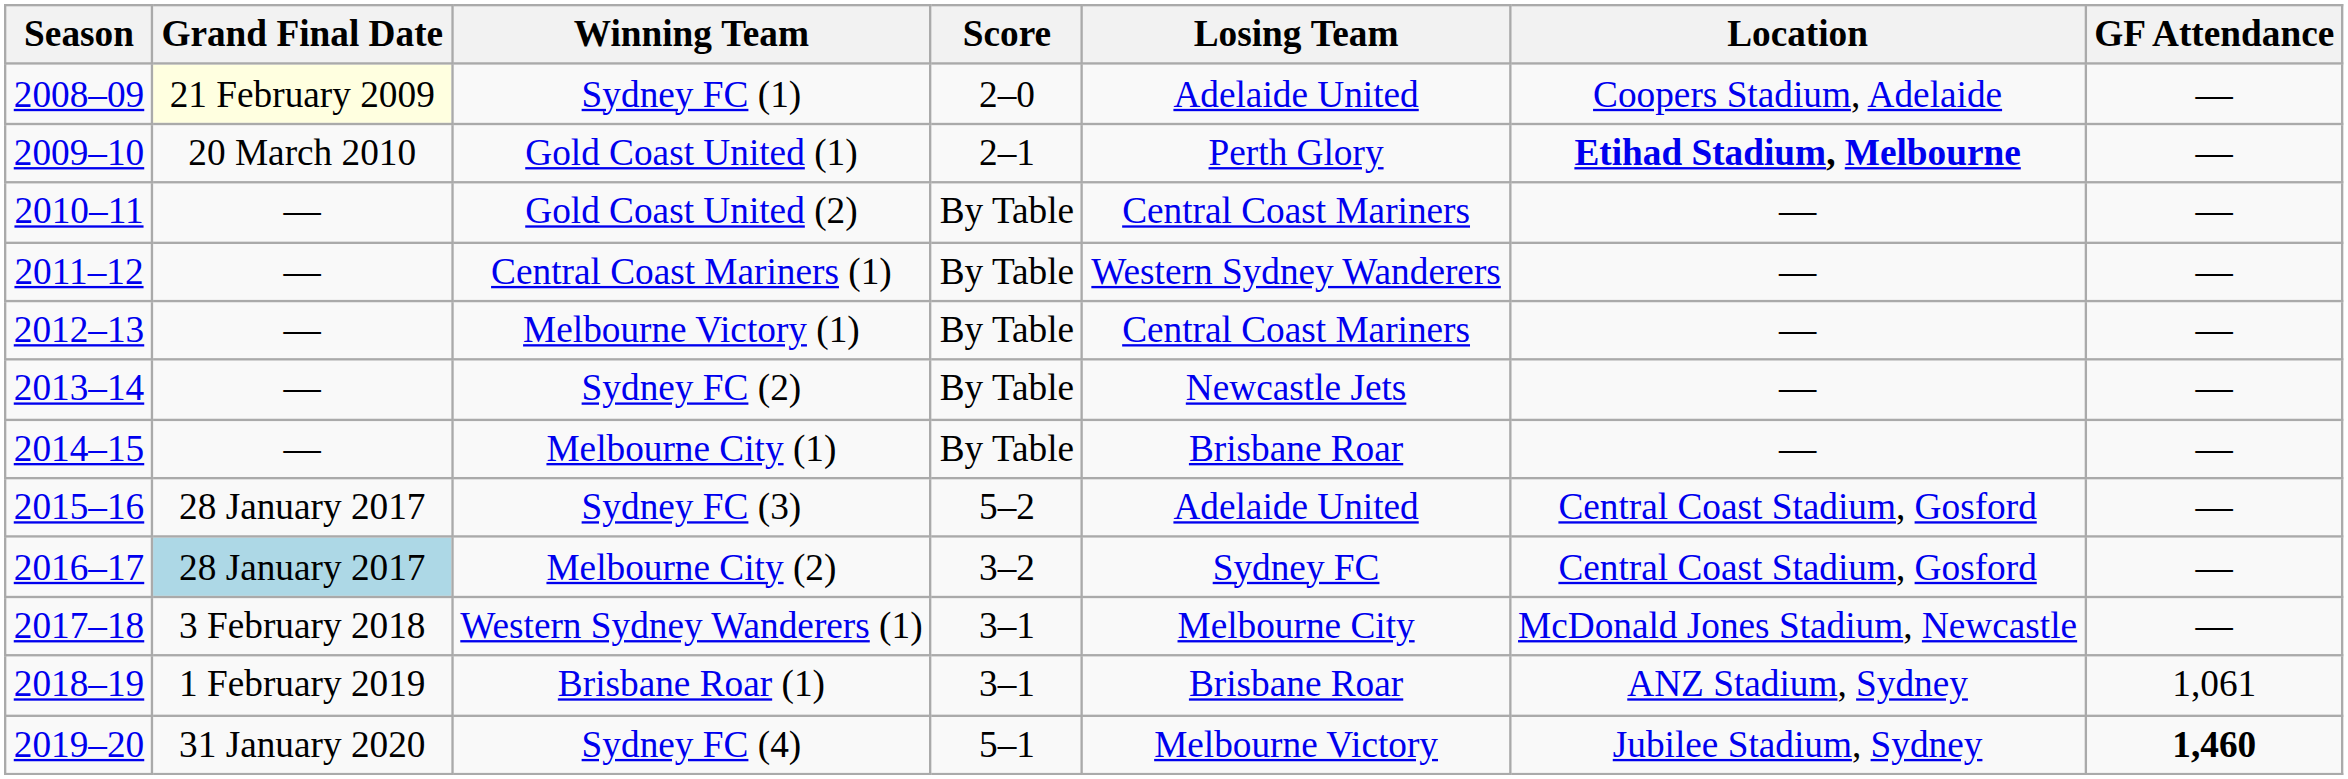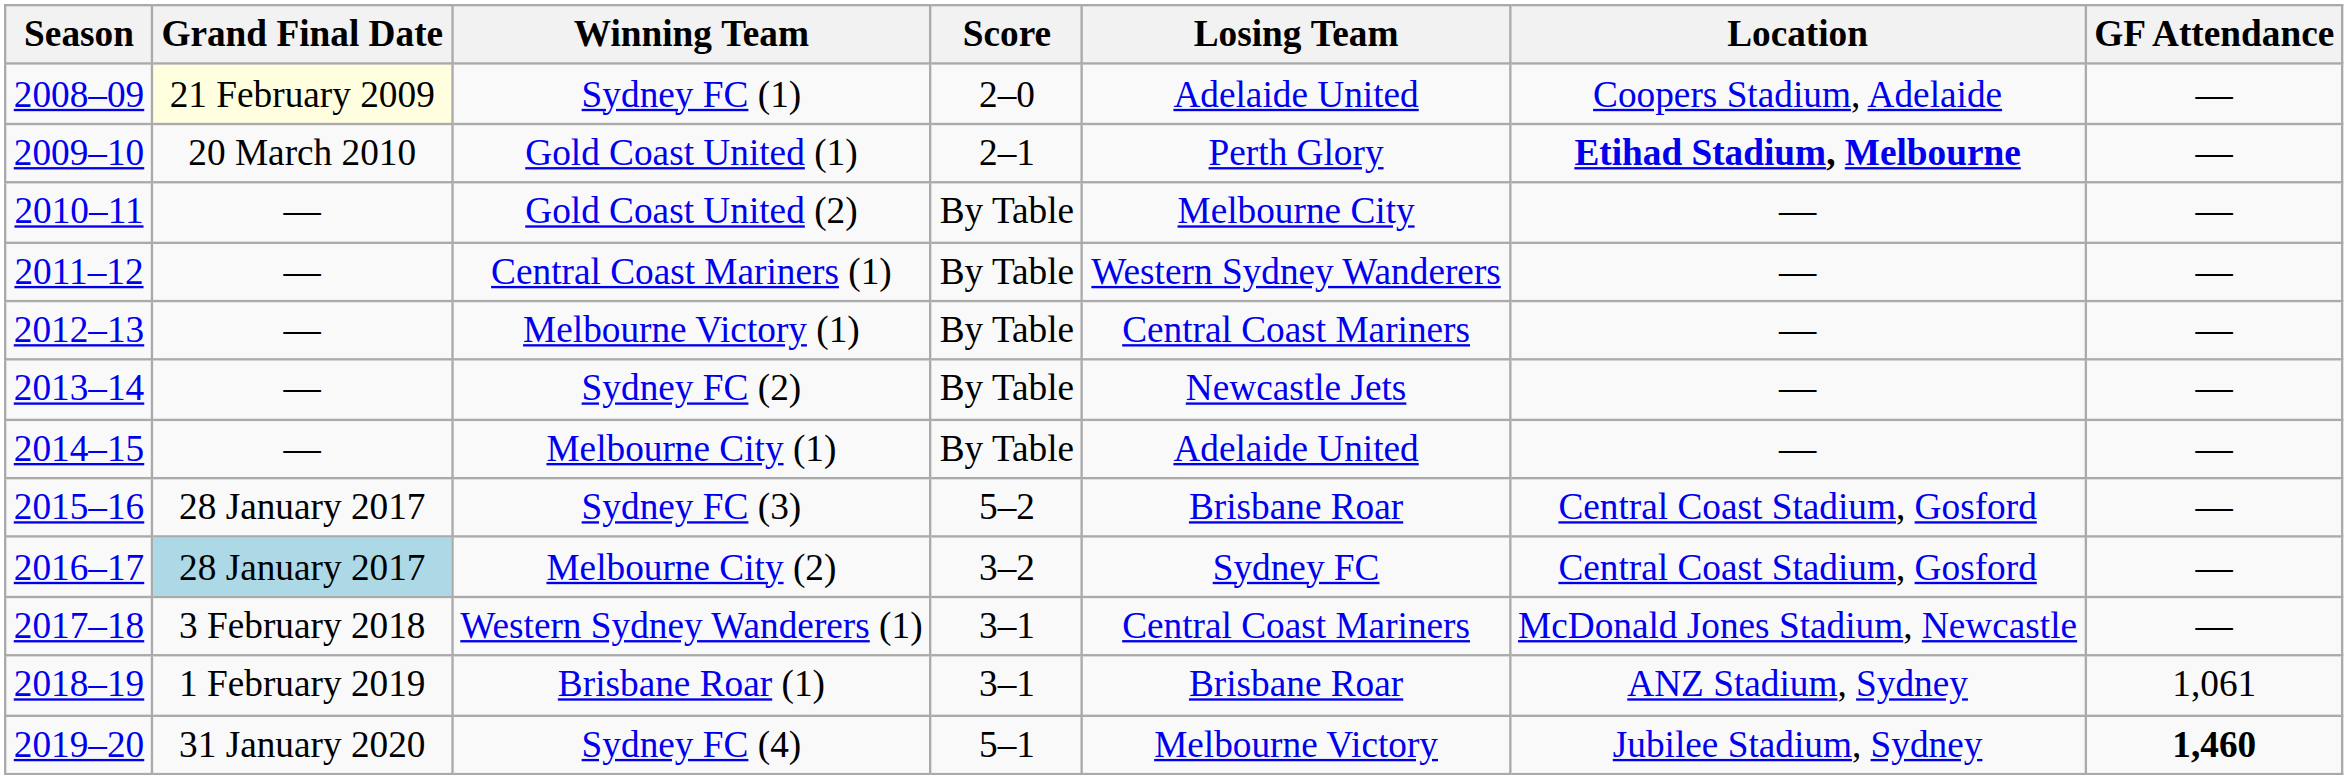(1296, 211) Central Coast Mariners -> (1296, 211) Melbourne City
(1296, 447) Brisbane Roar -> (1296, 447) Adelaide United
(1296, 507) Adelaide United -> (1296, 507) Brisbane Roar
(1296, 625) Melbourne City -> (1296, 625) Central Coast Mariners
